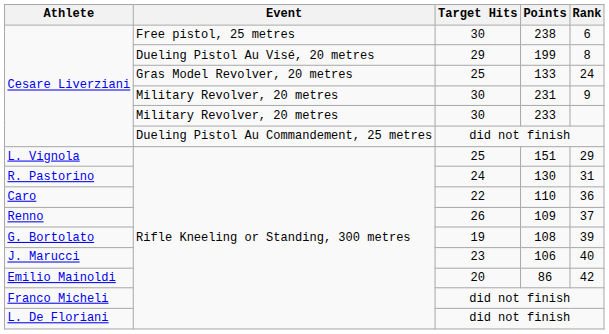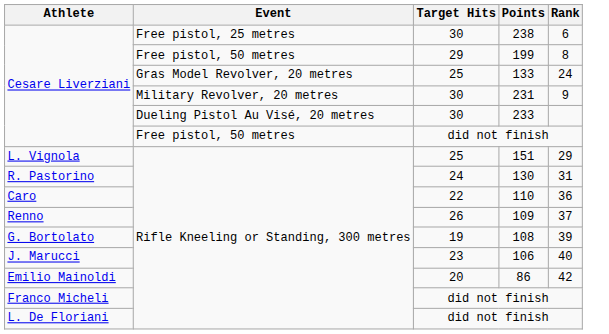(255, 55) Dueling Pistol Au Visé, 20 metres -> (216, 55) Free pistol, 50 metres
(237, 116) Military Revolver, 20 metres -> (255, 116) Dueling Pistol Au Visé, 20 metres
(284, 136) Dueling Pistol Au Commandement, 25 metres -> (216, 136) Free pistol, 50 metres
